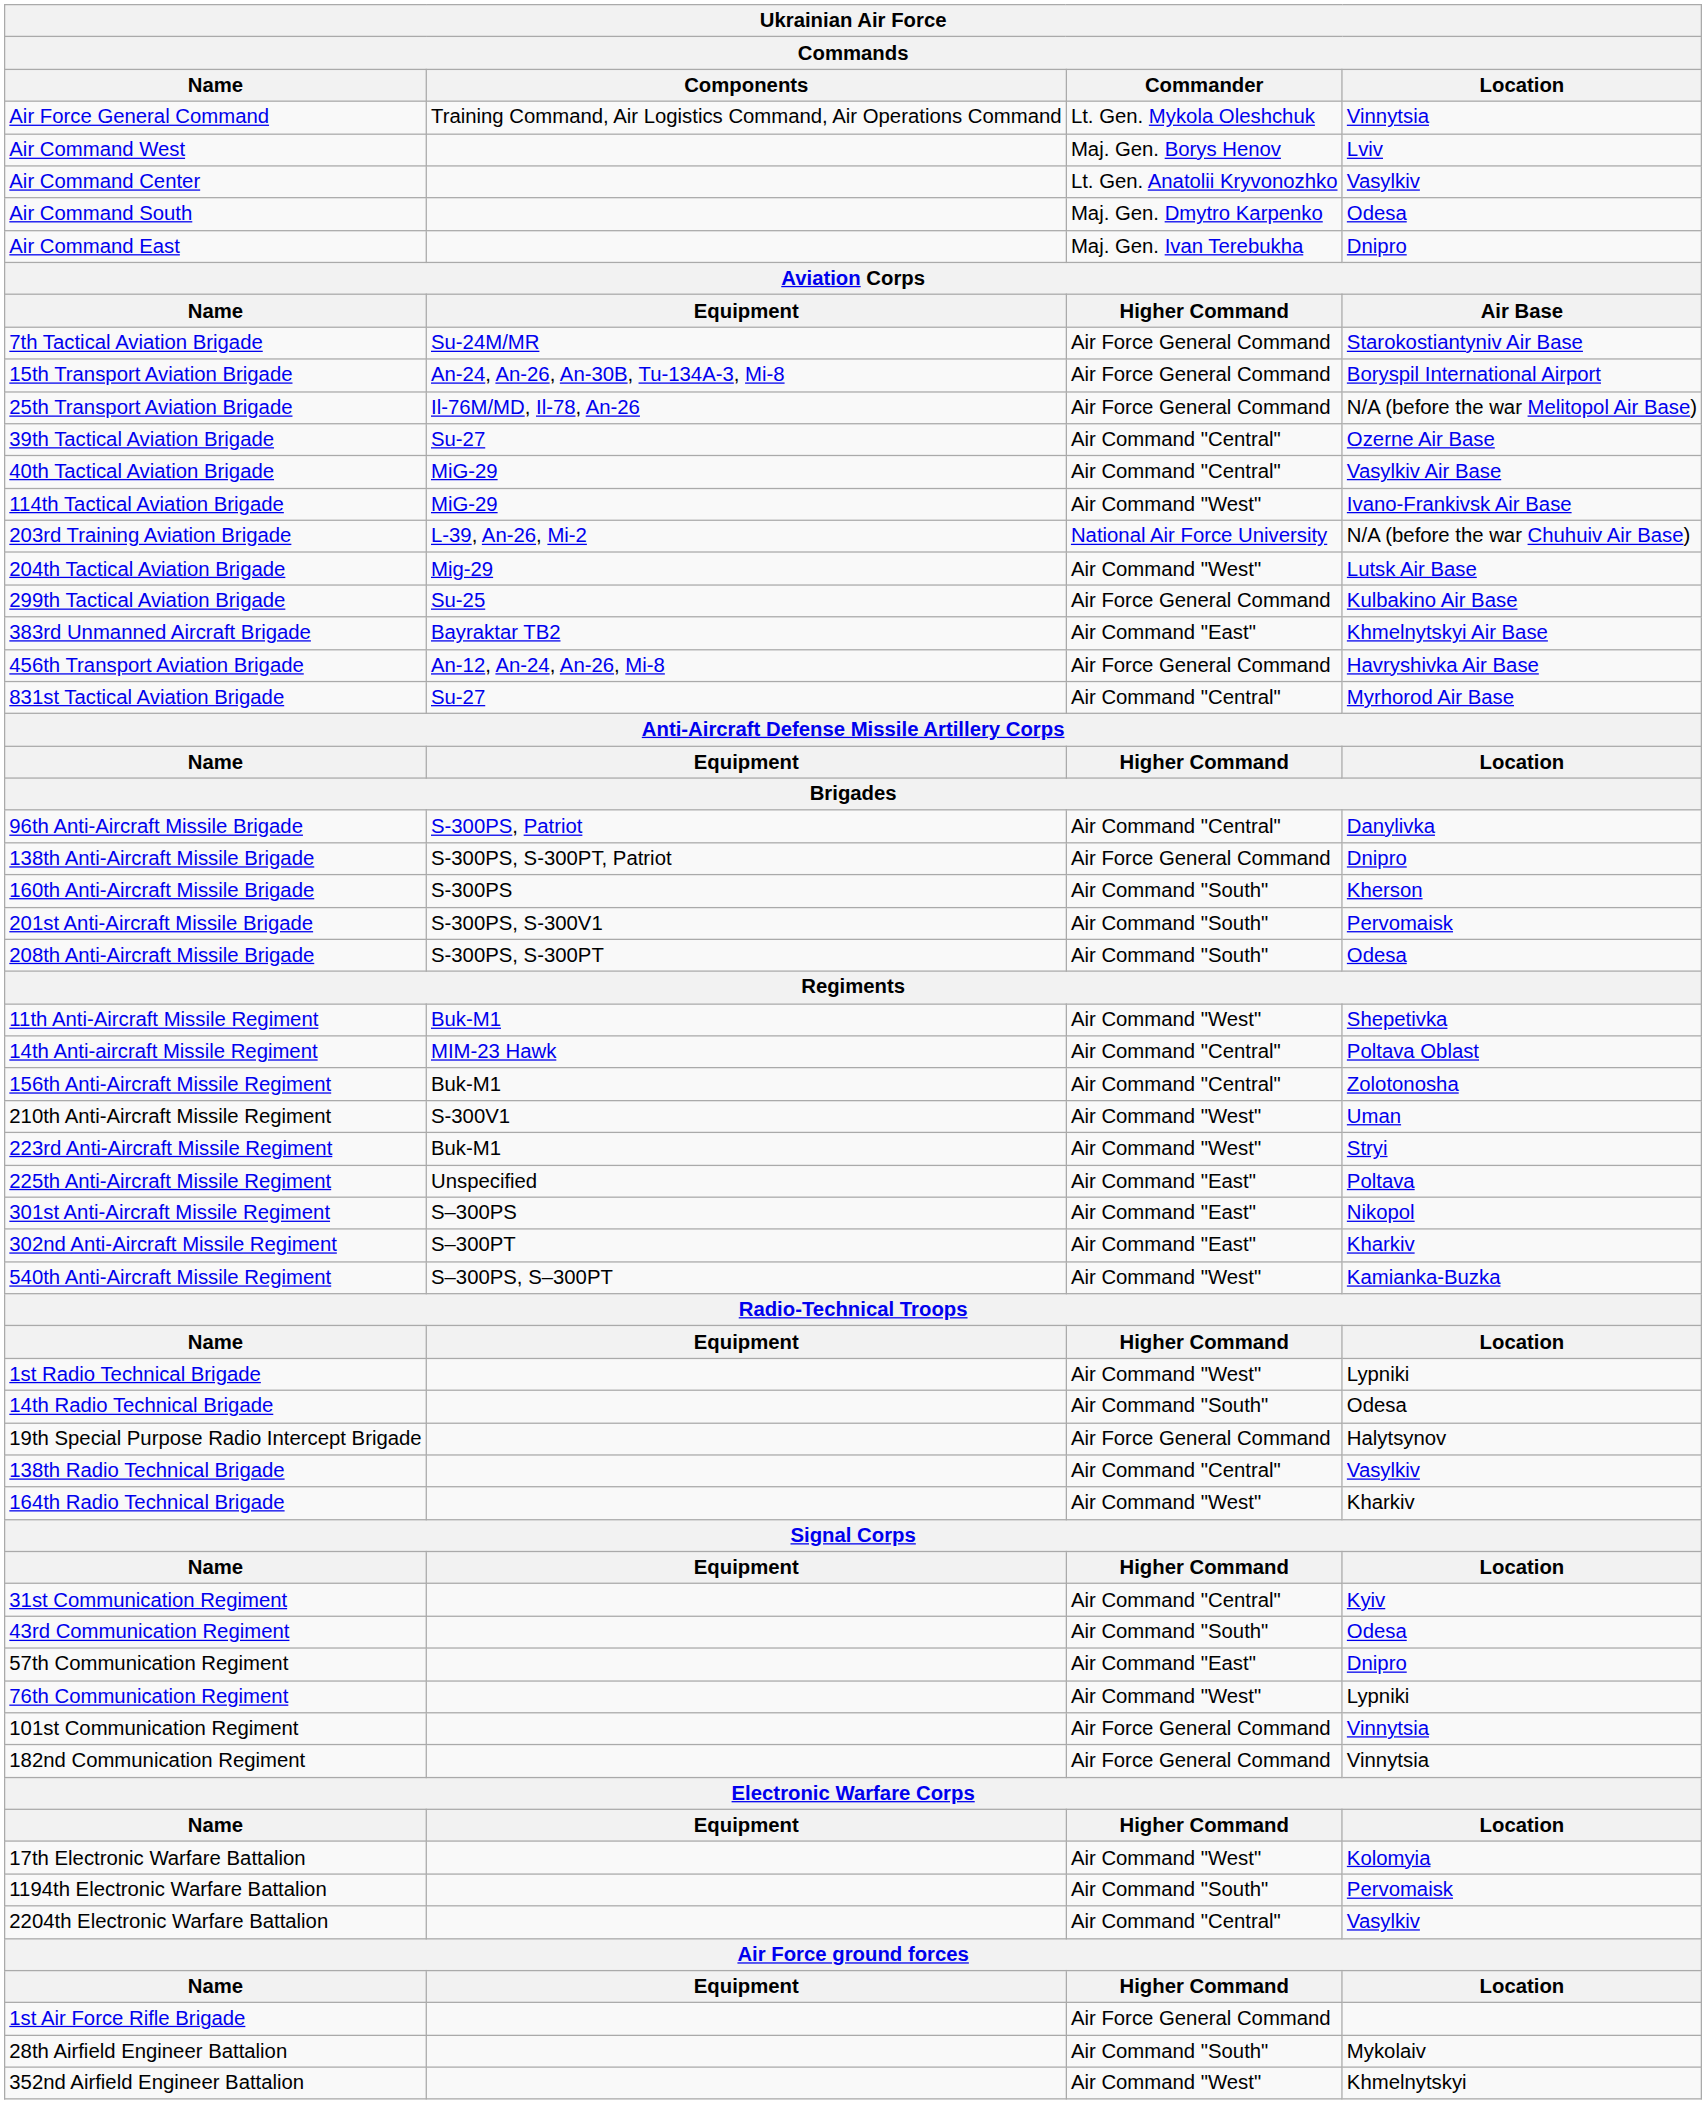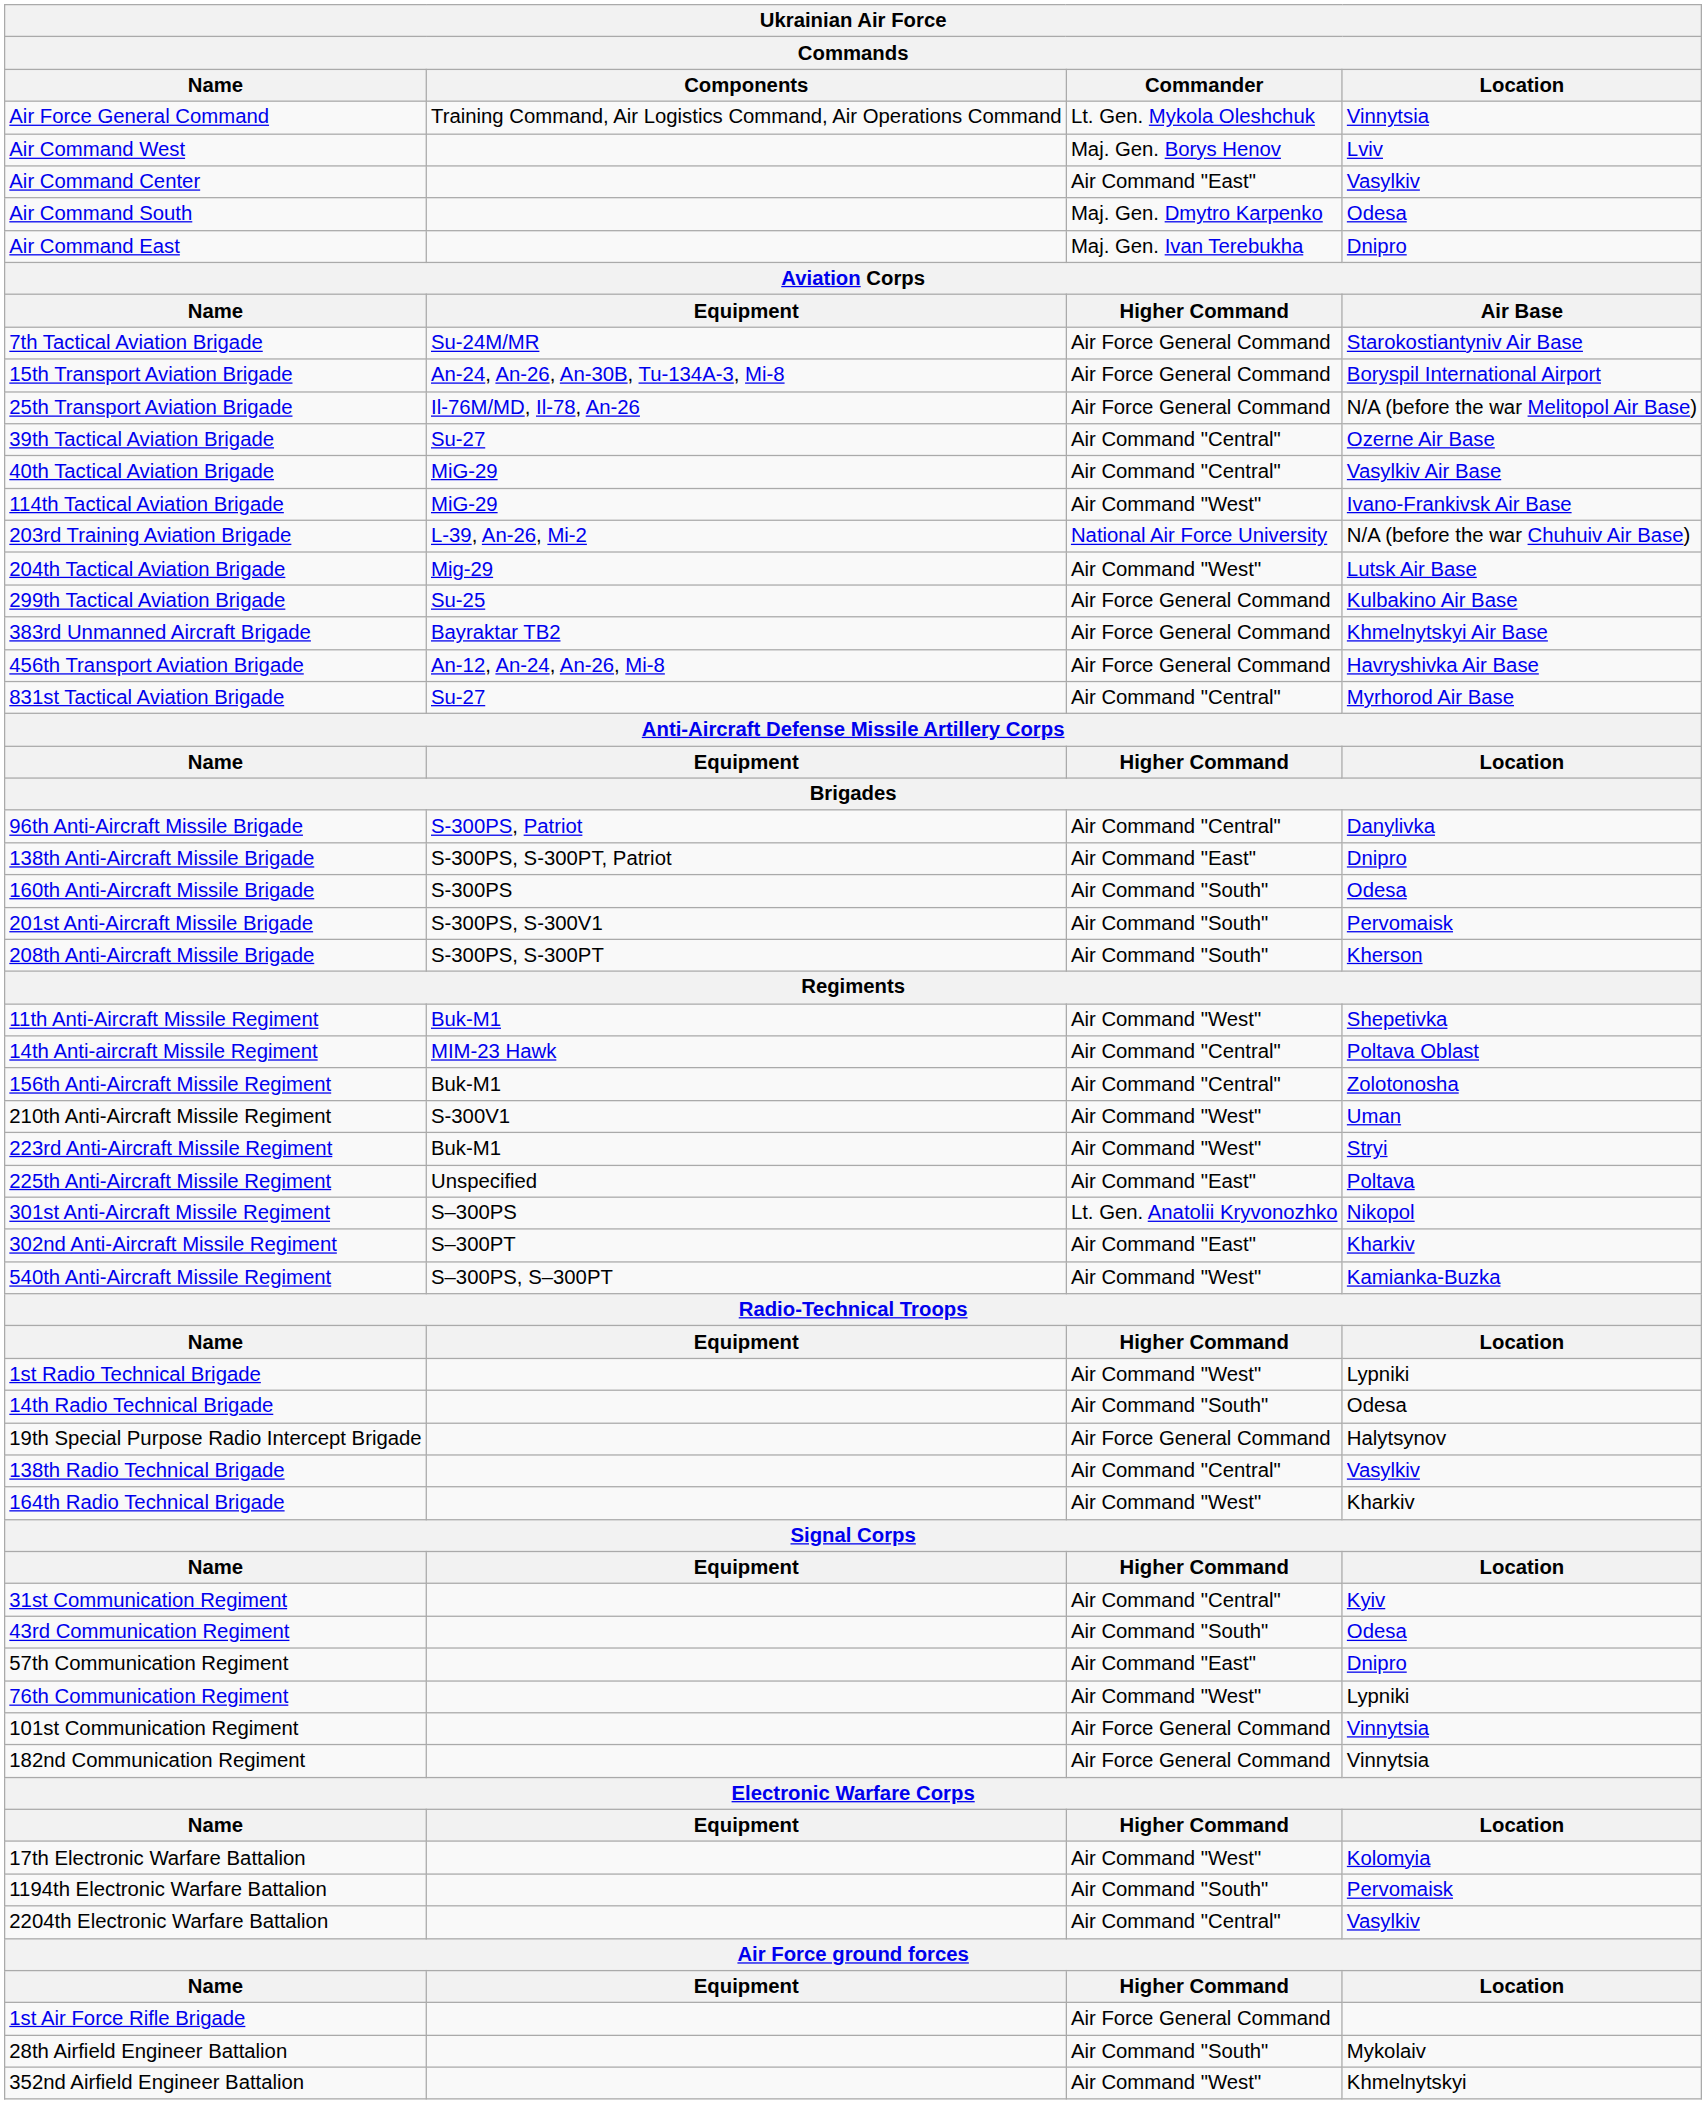(1204, 181) Lt. Gen. Anatolii Kryvonozhko -> (1163, 181) Air Command "East"
(1163, 632) Air Command "East" -> (1201, 632) Air Force General Command
(1201, 858) Air Force General Command -> (1163, 858) Air Command "East"
(1385, 890) Kherson -> (1377, 890) Odesa
(1377, 955) Odesa -> (1385, 955) Kherson
(1163, 1212) Air Command "East" -> (1204, 1212) Lt. Gen. Anatolii Kryvonozhko
